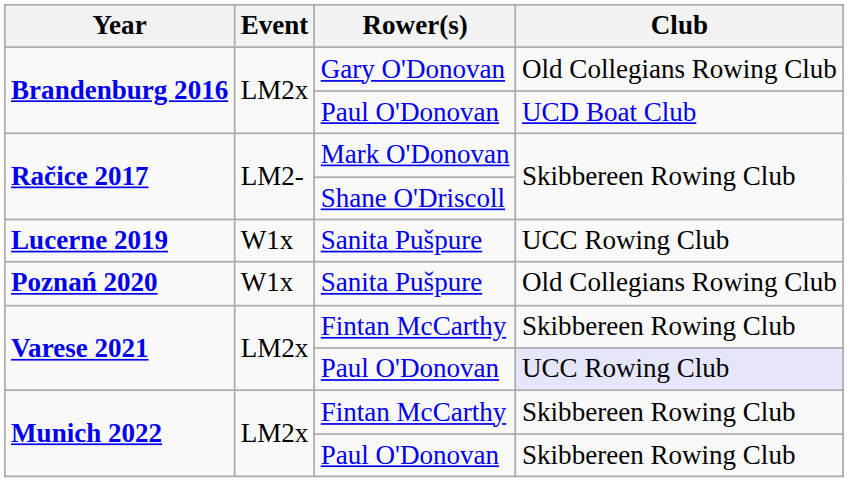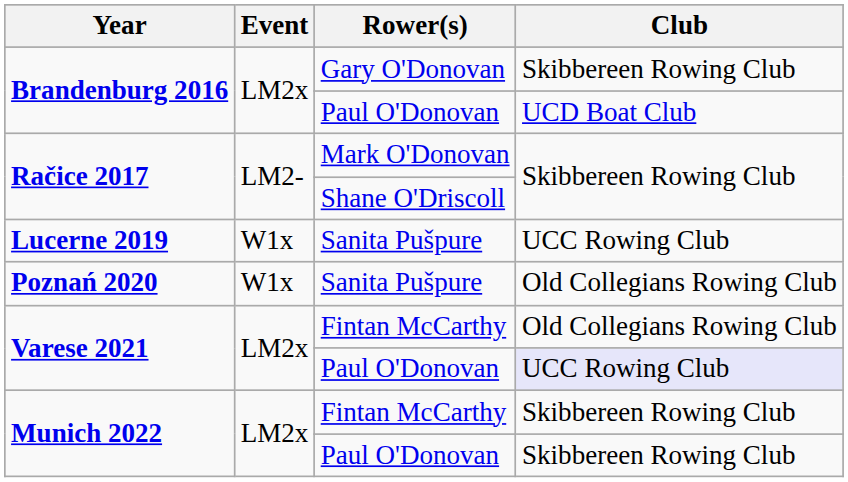(679, 68) Old Collegians Rowing Club -> (659, 68) Skibbereen Rowing Club
(659, 326) Skibbereen Rowing Club -> (679, 326) Old Collegians Rowing Club
